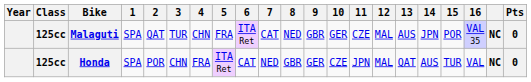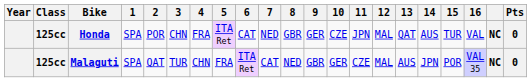rows swapped: (95, 62) <-> (95, 35)
